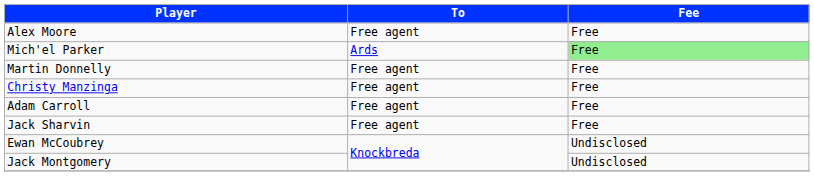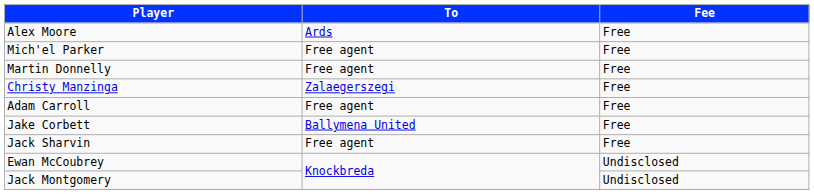(385, 33) Free agent -> (319, 33) Ards
(364, 51) Ards -> (340, 51) Free agent
(585, 51) lightgreen background -> (617, 51) no background
(385, 88) Free agent -> (350, 88) Zalaegerszegi
+ row: (49, 125)
